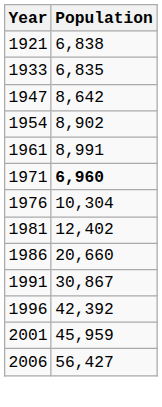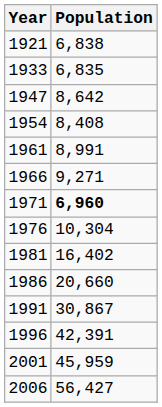(80, 124) 8,902 -> (80, 124) 8,408
+ row: (28, 177)
(85, 230) 12,402 -> (85, 256) 16,402
(85, 309) 42,392 -> (85, 336) 42,391
